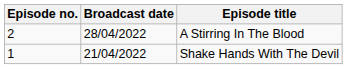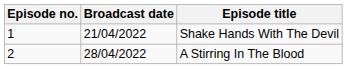rows swapped: (259, 53) <-> (242, 34)
